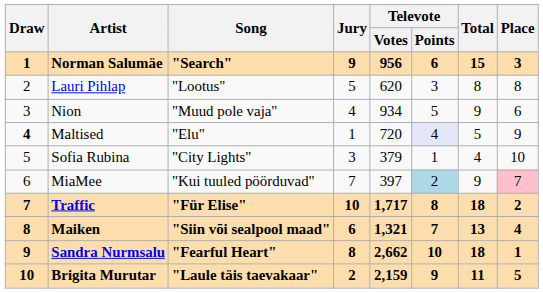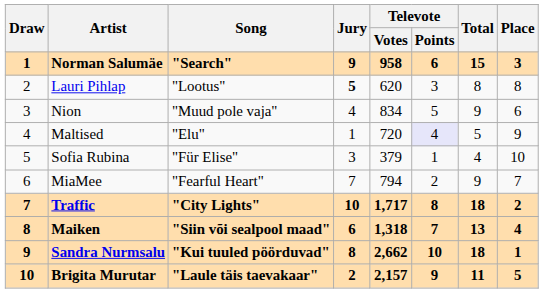(391, 63) 956 -> (391, 63) 958
(352, 87) normal -> (352, 87) bold
(391, 110) 934 -> (391, 110) 834
(27, 134) bold -> (27, 134) normal
(212, 157) "City Lights" -> (205, 157) "Für Elise"
(243, 181) "Kui tuuled pöörduvad" -> (218, 181) "Fearful Heart"
(391, 181) 397 -> (391, 181) 794
(435, 181) lightblue background -> (435, 181) no background
(518, 181) pink background -> (518, 181) no background
(209, 205) "Für Elise" -> (216, 205) "City Lights"
(391, 228) 1,321 -> (391, 228) 1,318
(224, 252) "Fearful Heart" -> (251, 252) "Kui tuuled pöörduvad"
(391, 275) 2,159 -> (391, 275) 2,157
